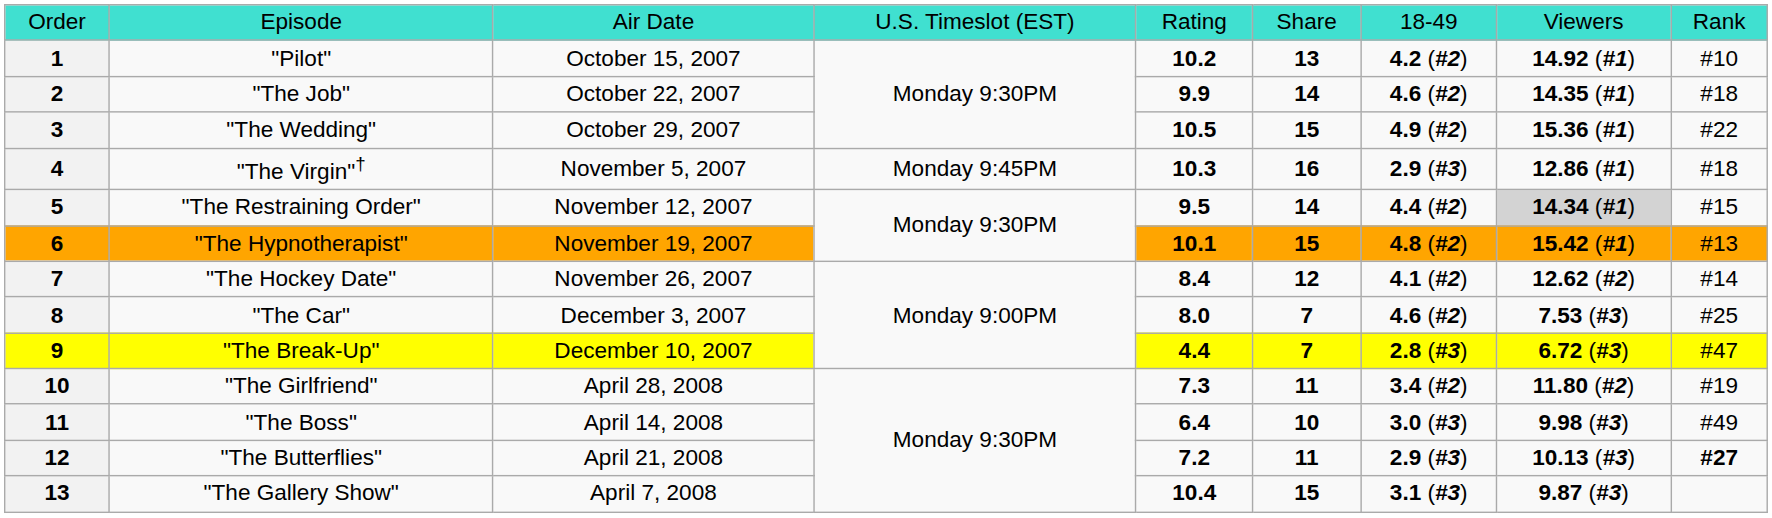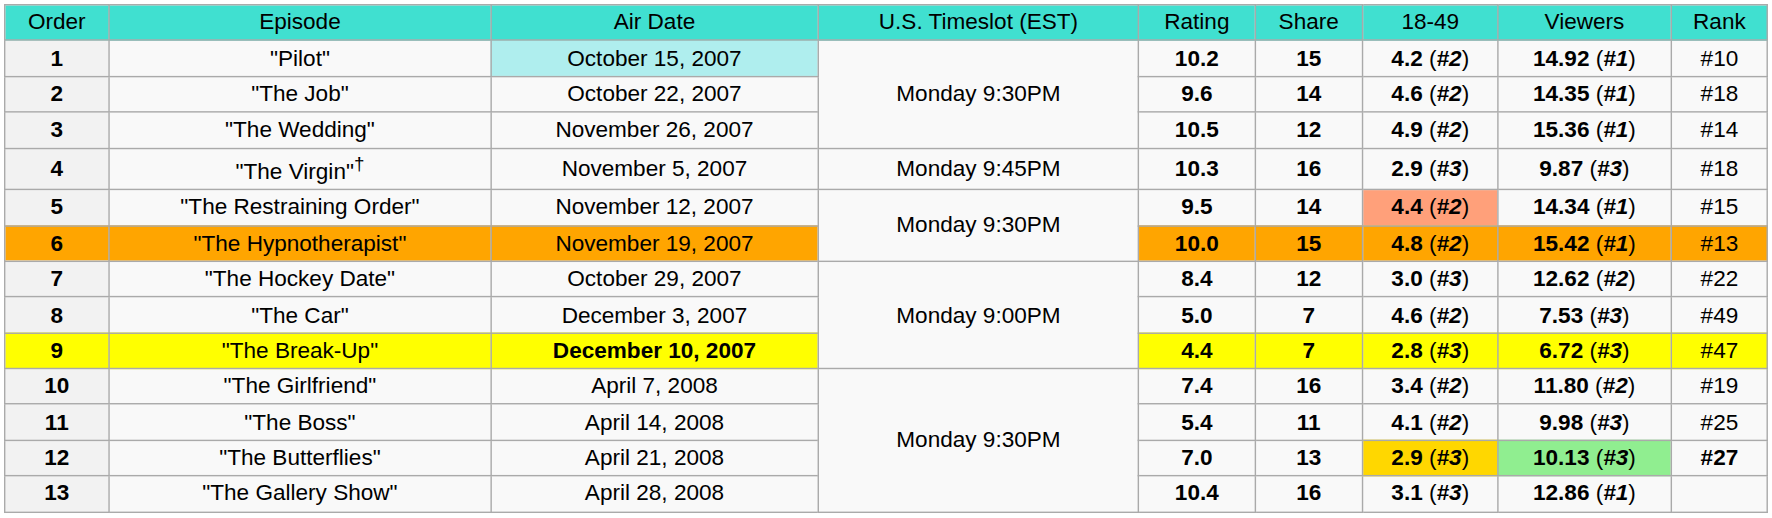(653, 58) no background -> (654, 58) paleturquoise background
(1307, 58) 13 -> (1309, 58) 15
(1194, 93) 9.9 -> (1197, 93) 9.6
(653, 129) October 29, 2007 -> (654, 129) November 26, 2007
(1307, 129) 15 -> (1309, 129) 12
(1719, 129) #22 -> (1719, 129) #14
(1584, 168) 12.86 (#1) -> (1584, 168) 9.87 (#3)
(1429, 207) no background -> (1430, 207) lightsalmon background
(1584, 207) lightgrey background -> (1584, 207) no background
(1194, 243) 10.1 -> (1197, 243) 10.0
(653, 278) November 26, 2007 -> (654, 278) October 29, 2007
(1429, 278) 4.1 (#2) -> (1430, 278) 3.0 (#3)
(1719, 278) #14 -> (1719, 278) #22
(1194, 314) 8.0 -> (1197, 314) 5.0
(1719, 314) #25 -> (1719, 314) #49
(653, 350) normal -> (654, 350) bold
(653, 386) April 28, 2008 -> (654, 386) April 7, 2008
(1194, 386) 7.3 -> (1197, 386) 7.4
(1307, 386) 11 -> (1309, 386) 16
(1194, 422) 6.4 -> (1197, 422) 5.4
(1307, 422) 10 -> (1309, 422) 11
(1429, 422) 3.0 (#3) -> (1430, 422) 4.1 (#2)
(1719, 422) #49 -> (1719, 422) #25
(1194, 457) 7.2 -> (1197, 457) 7.0
(1307, 457) 11 -> (1309, 457) 13
(1429, 457) no background -> (1430, 457) gold background
(1584, 457) no background -> (1584, 457) lightgreen background
(653, 493) April 7, 2008 -> (654, 493) April 28, 2008
(1307, 493) 15 -> (1309, 493) 16
(1584, 493) 9.87 (#3) -> (1584, 493) 12.86 (#1)
